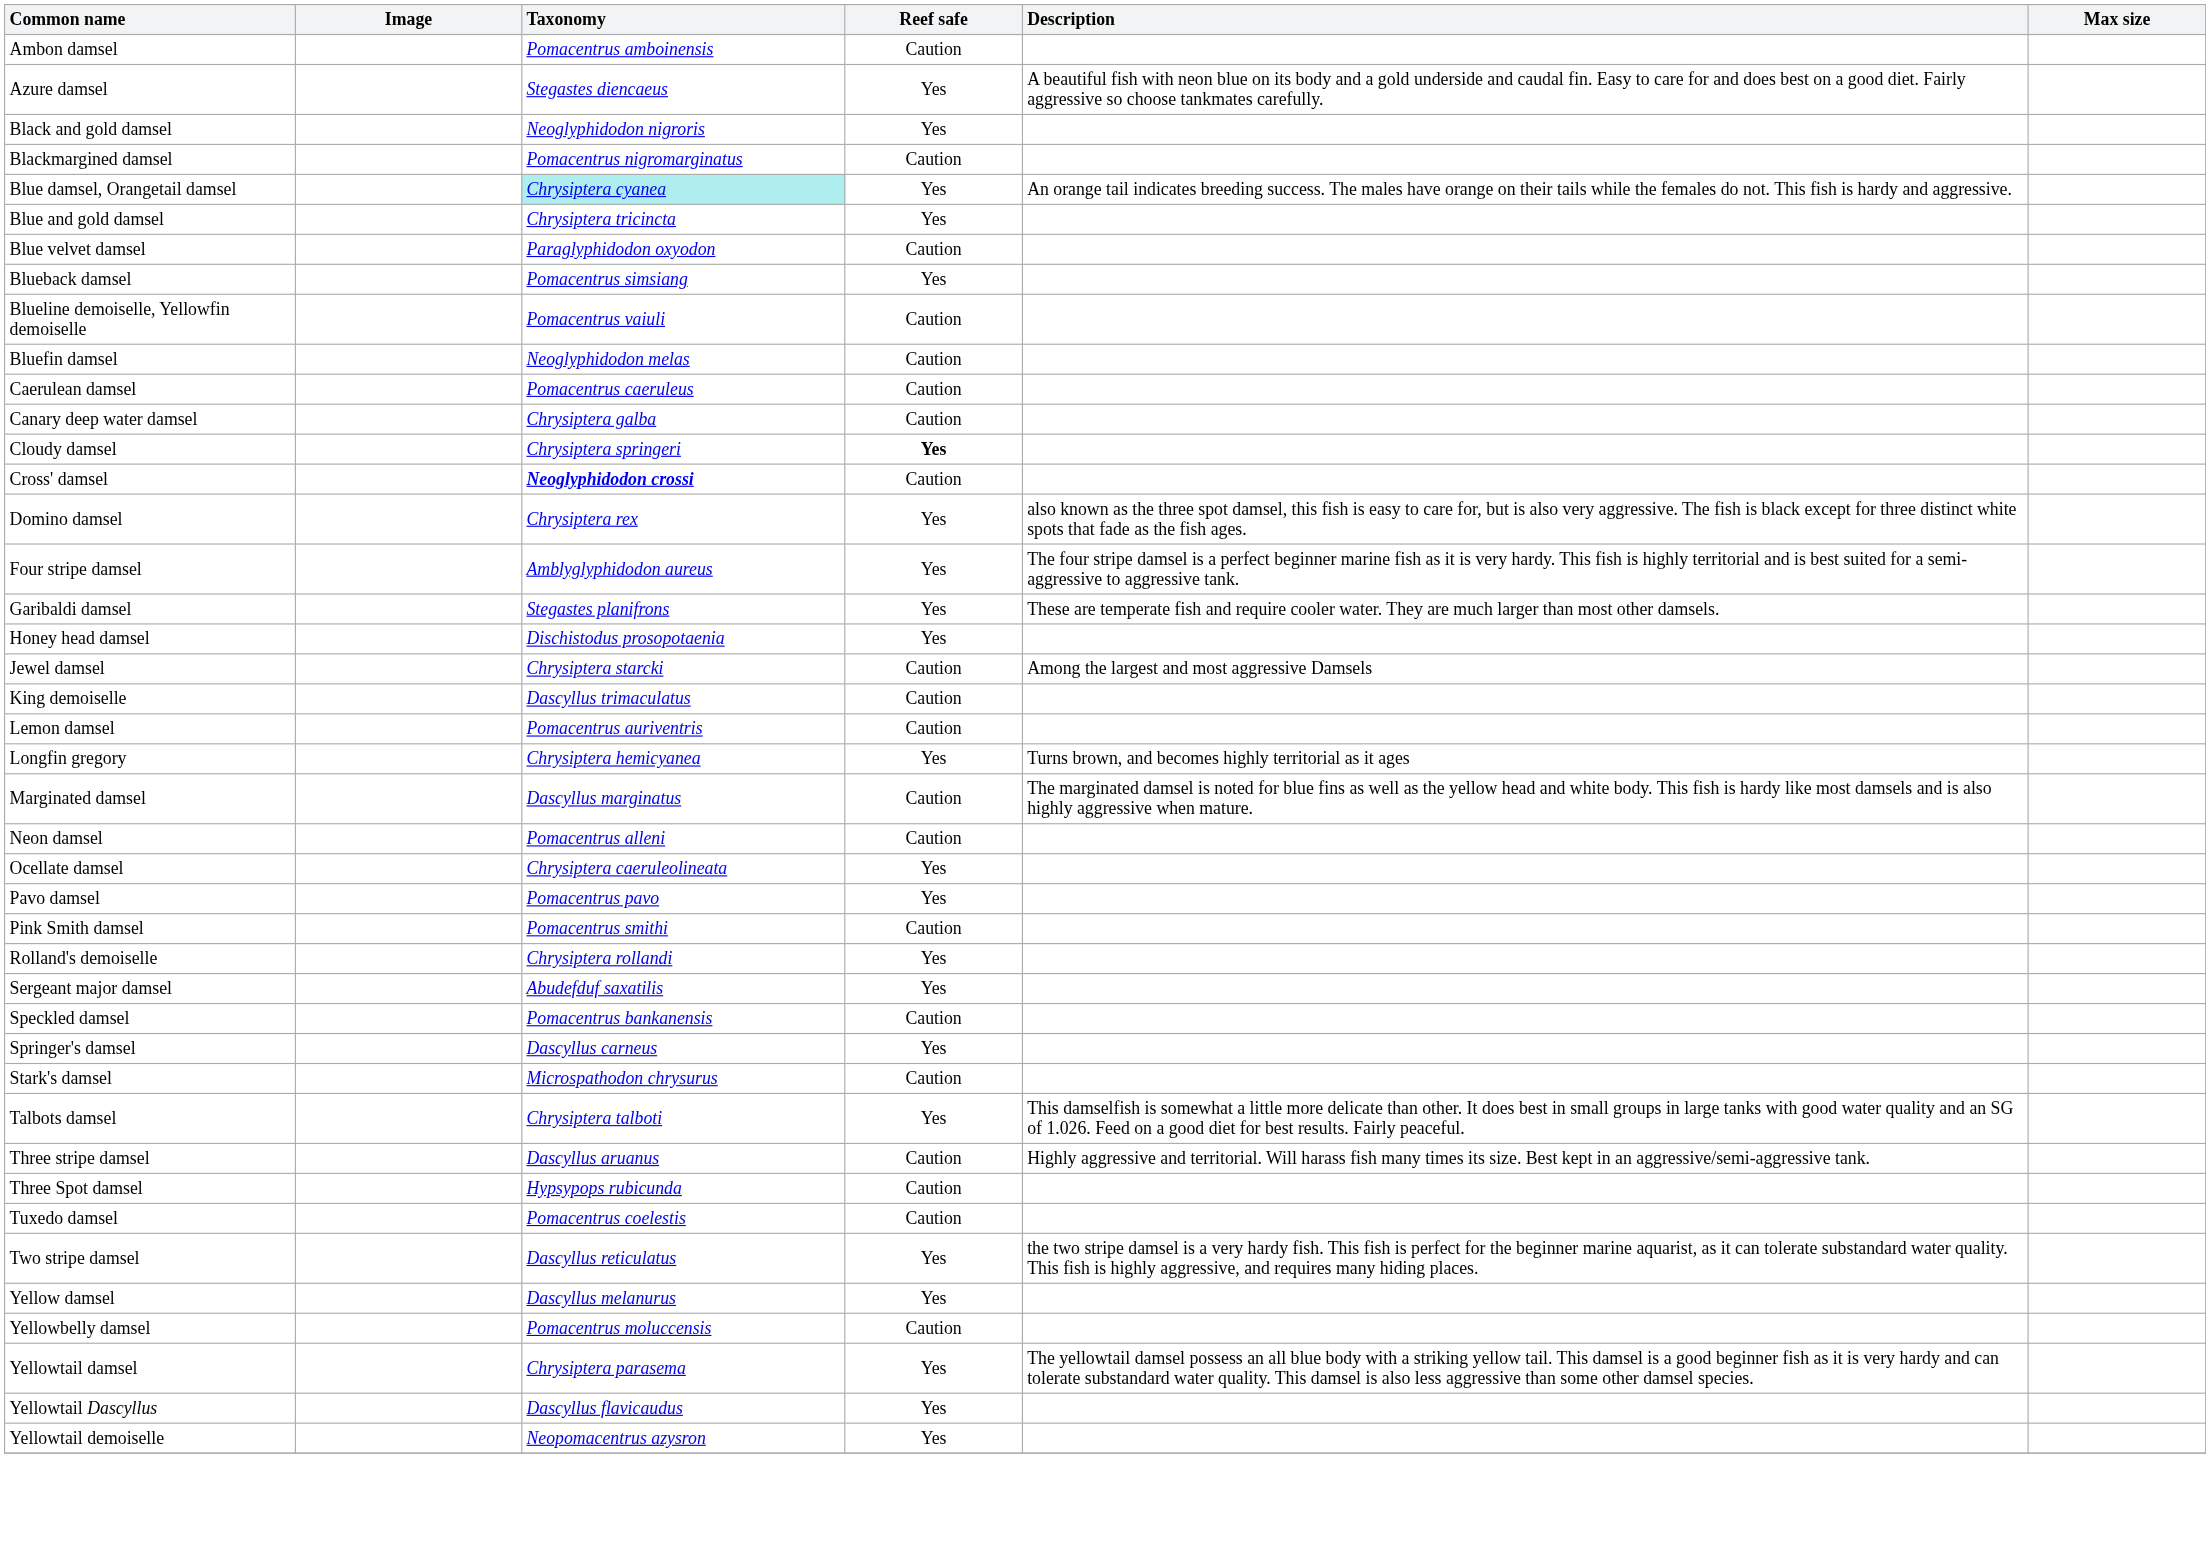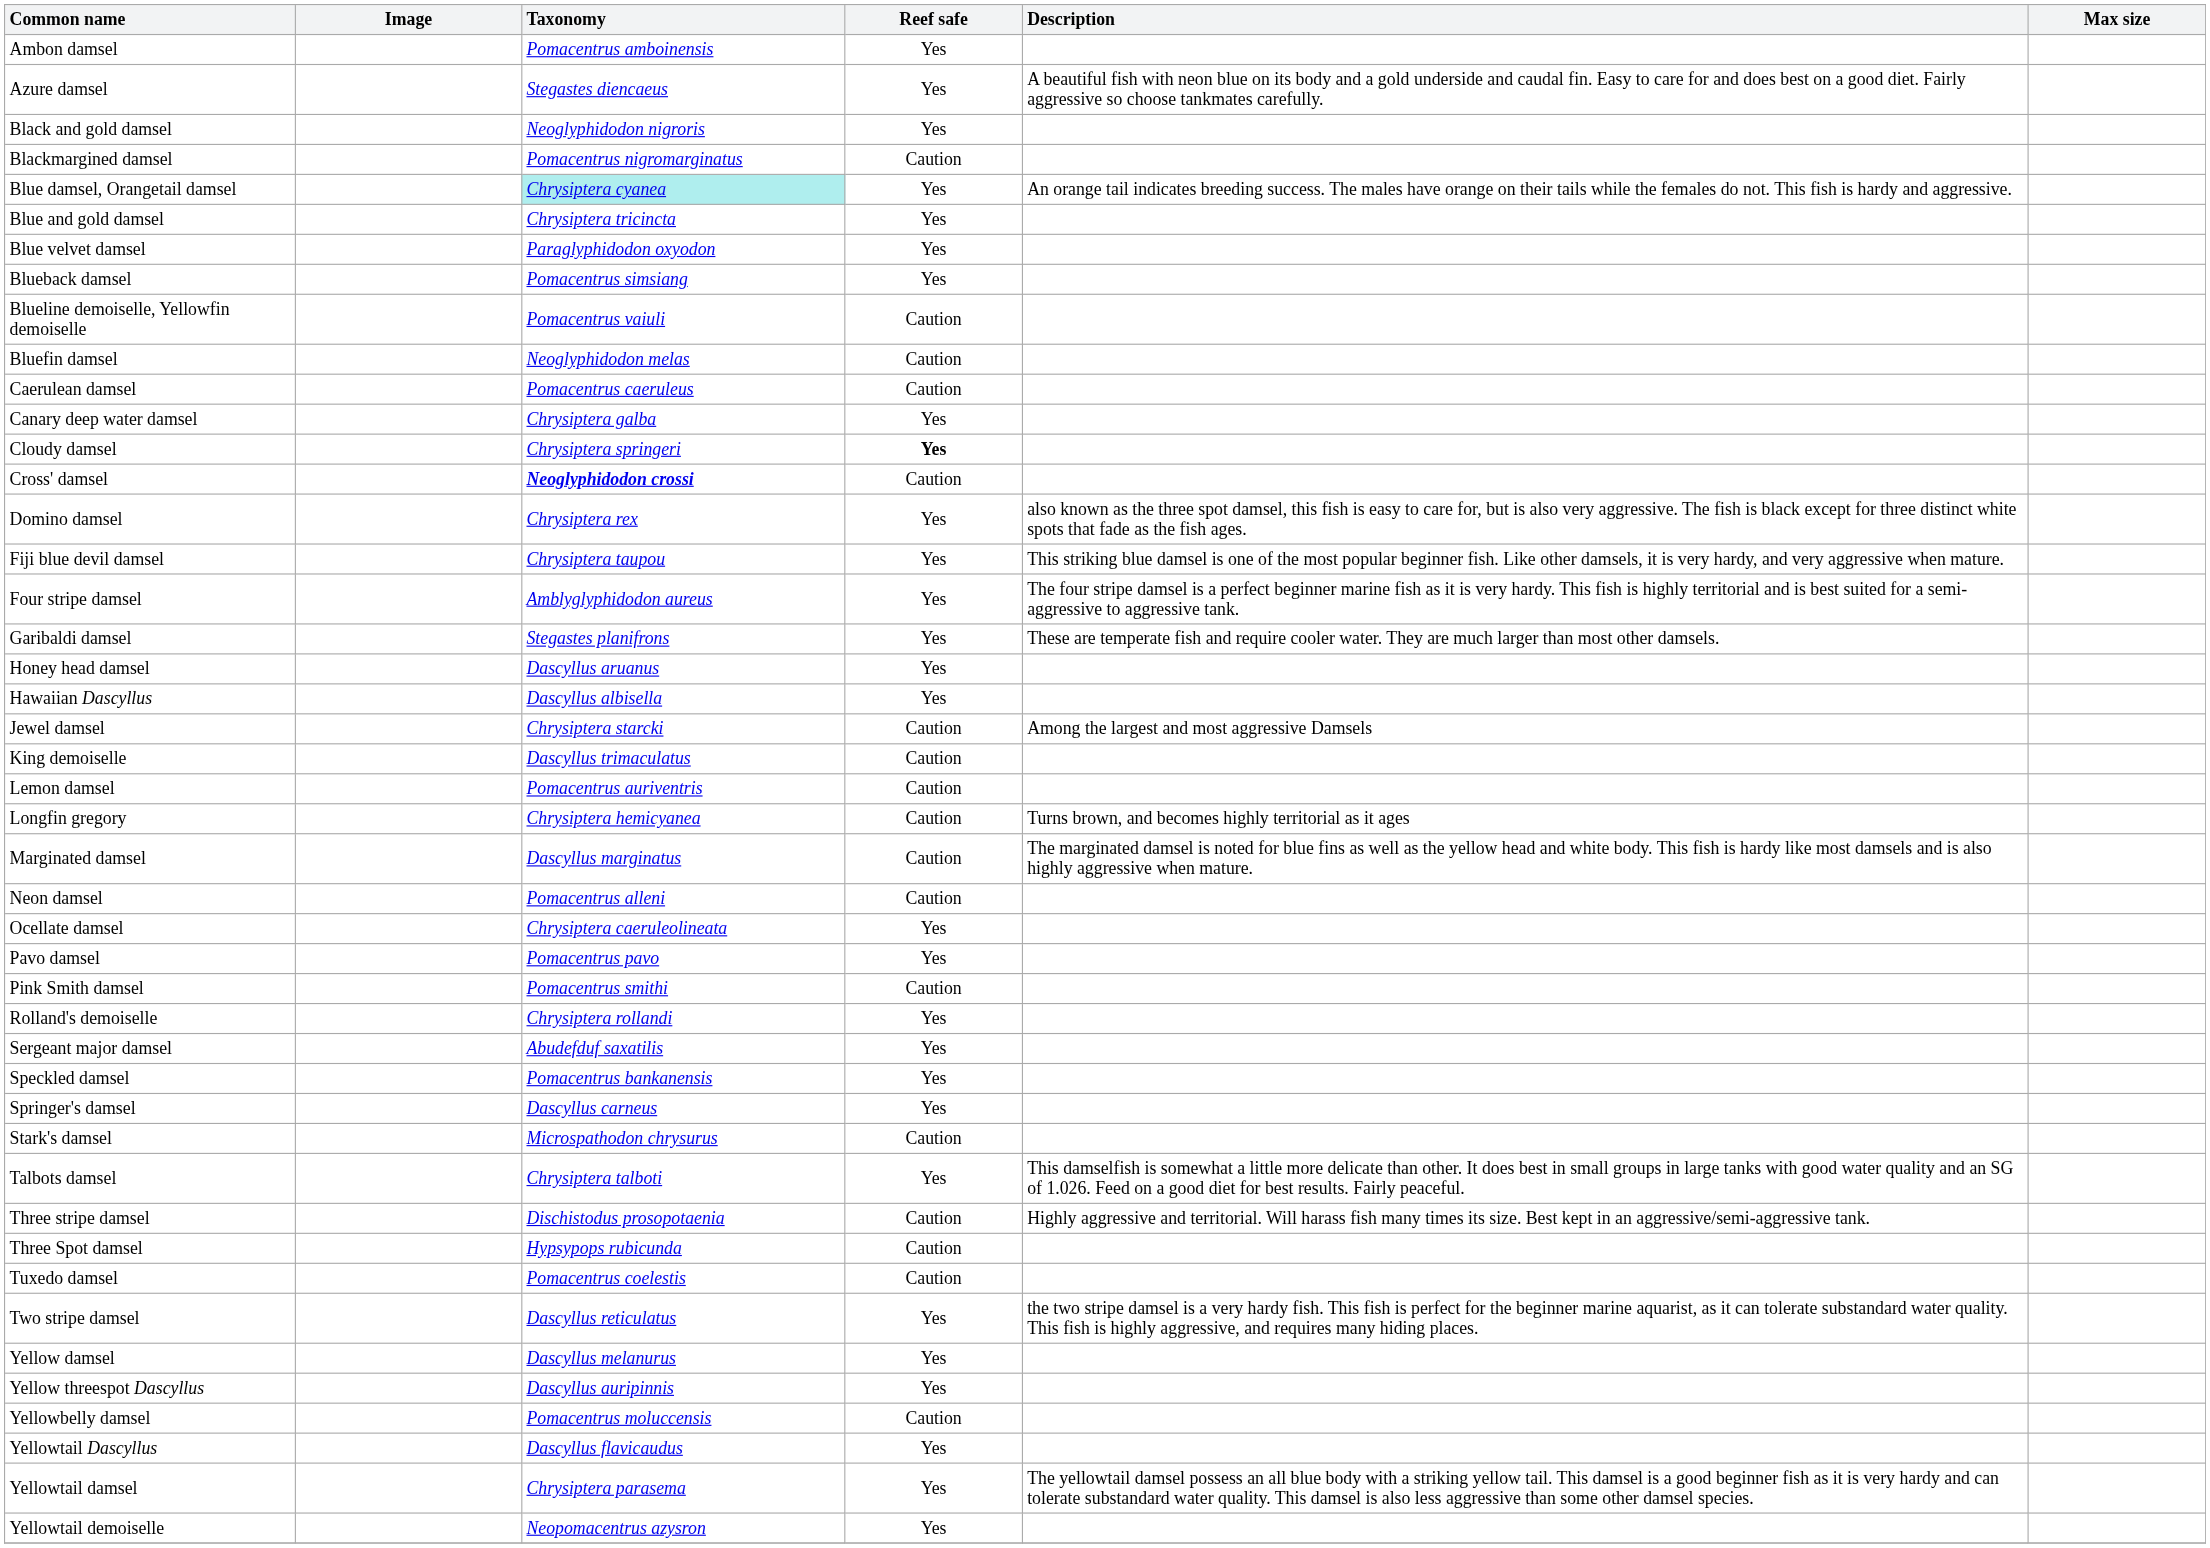(934, 49) Caution -> (934, 49) Yes
(934, 249) Caution -> (934, 249) Yes
(934, 419) Caution -> (934, 419) Yes
+ row: (87, 558)
(626, 638) Dischistodus prosopotaenia -> (593, 668) Dascyllus aruanus
+ row: (81, 698)
(934, 758) Yes -> (934, 818) Caution
(934, 1018) Caution -> (934, 1078) Yes
(593, 1158) Dascyllus aruanus -> (626, 1218) Dischistodus prosopotaenia
+ row: (107, 1388)
rows swapped: (83, 1408) <-> (74, 1368)
